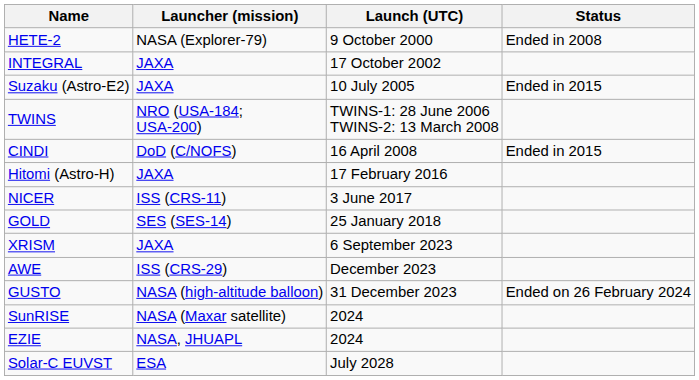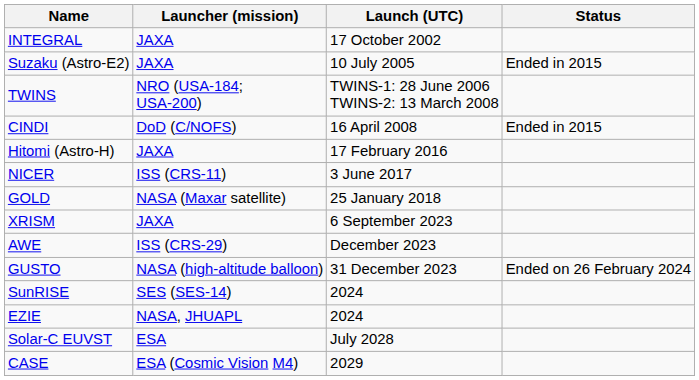- row: (34, 39)
(184, 221) SES (SES-14) -> (211, 198) NASA (Maxar satellite)
(211, 316) NASA (Maxar satellite) -> (184, 292) SES (SES-14)
+ row: (28, 363)
